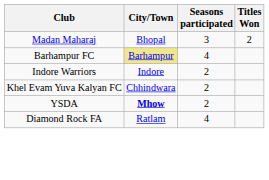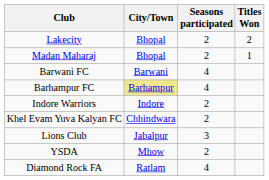+ row: (64, 39)
(206, 39) 3 -> (206, 55) 2
(249, 39) 2 -> (249, 55) 1
+ row: (64, 71)
+ row: (64, 135)
(151, 103) bold -> (151, 151) normal
